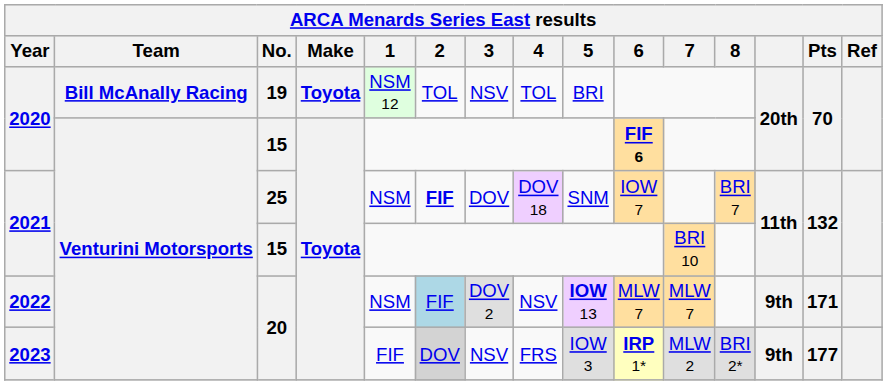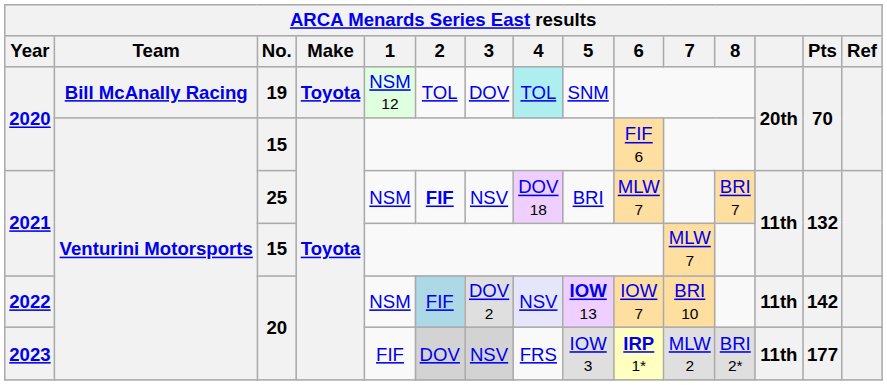(489, 92) NSV -> (489, 92) DOV
(538, 92) no background -> (538, 92) paleturquoise background
(588, 92) BRI -> (588, 92) SNM
(639, 145) bold -> (639, 144) normal
(489, 197) DOV -> (489, 197) NSV
(588, 197) SNM -> (588, 197) BRI
(639, 196) IOW 7 -> (639, 196) MLW 7
(690, 249) BRI 10 -> (690, 249) MLW 7
(538, 302) no background -> (538, 302) lavender background
(639, 301) MLW 7 -> (639, 301) IOW 7
(690, 301) MLW 7 -> (690, 301) BRI 10
(779, 302) 9th -> (779, 302) 11th
(822, 302) 171 -> (822, 302) 142
(489, 354) no background -> (489, 354) lightgrey background
(779, 354) 9th -> (779, 354) 11th
